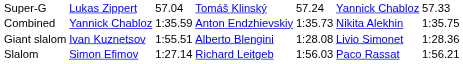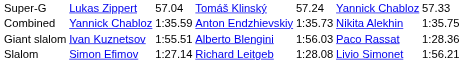(315, 39) 1:28.08 -> (315, 39) 1:56.03
(370, 39) Livio Simonet -> (368, 39) Paco Rassat
(315, 54) 1:56.03 -> (315, 54) 1:28.08
(368, 54) Paco Rassat -> (370, 54) Livio Simonet
